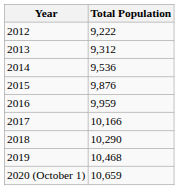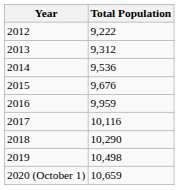(103, 85) 9,876 -> (103, 85) 9,676
(106, 121) 10,166 -> (106, 121) 10,116
(106, 157) 10,468 -> (106, 157) 10,498
